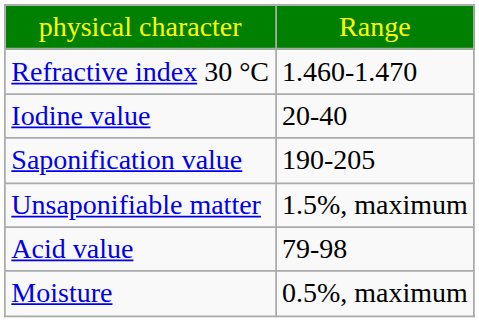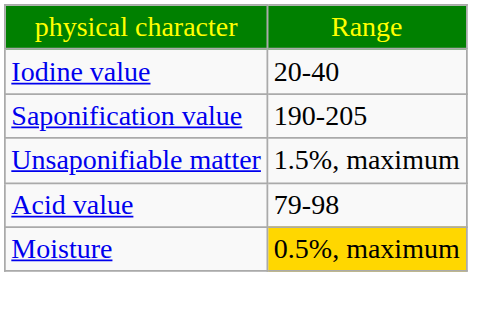- row: (140, 71)
(375, 293) no background -> (367, 248) gold background
